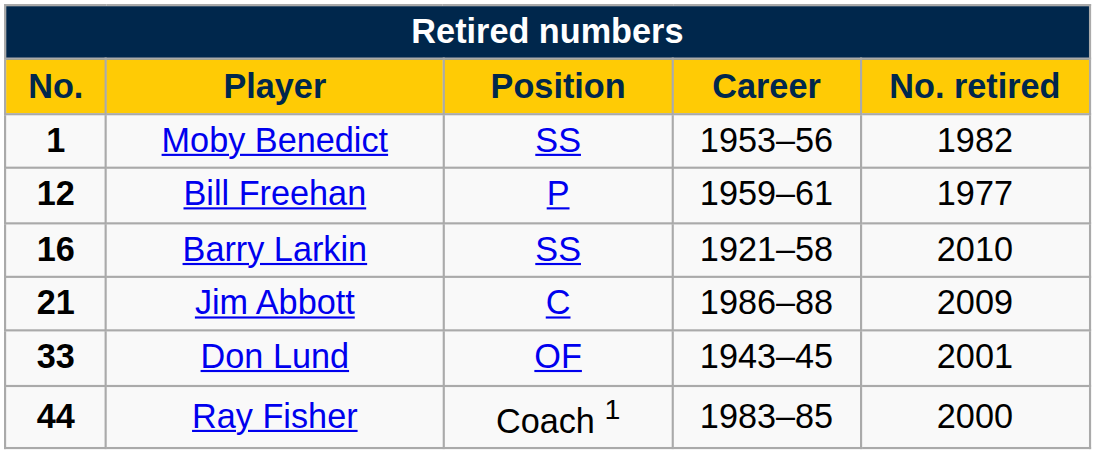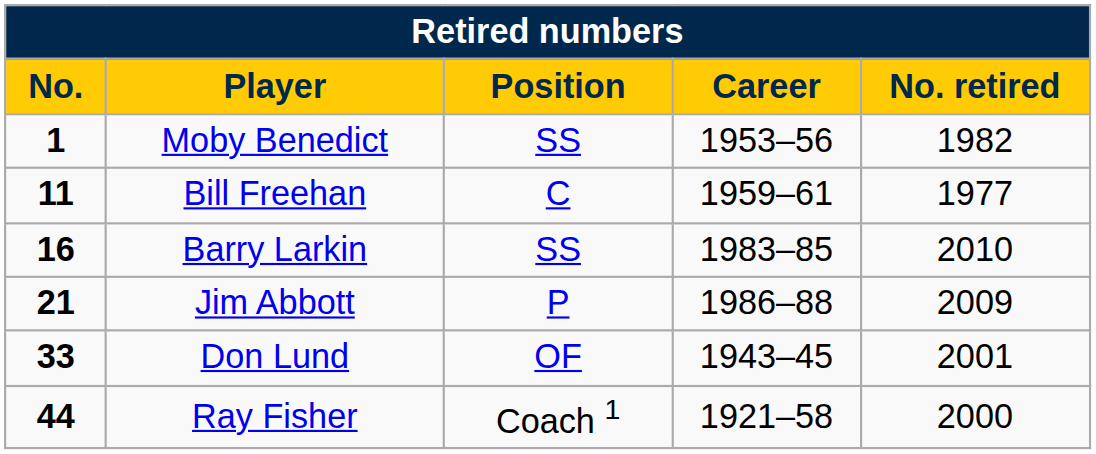(56, 194) 12 -> (56, 194) 11
(558, 194) P -> (558, 194) C
(766, 248) 1921–58 -> (766, 248) 1983–85
(558, 303) C -> (558, 303) P
(766, 416) 1983–85 -> (766, 416) 1921–58
